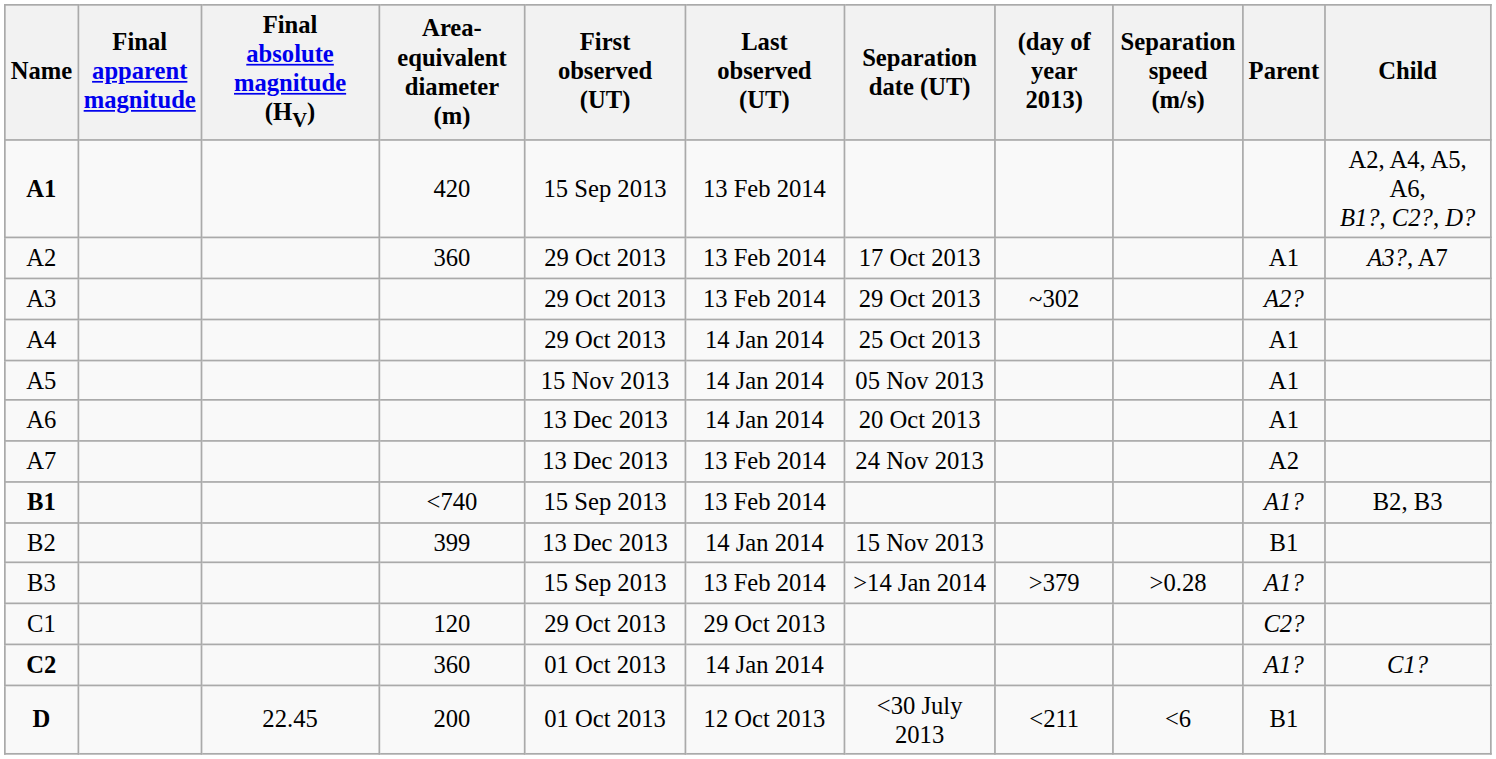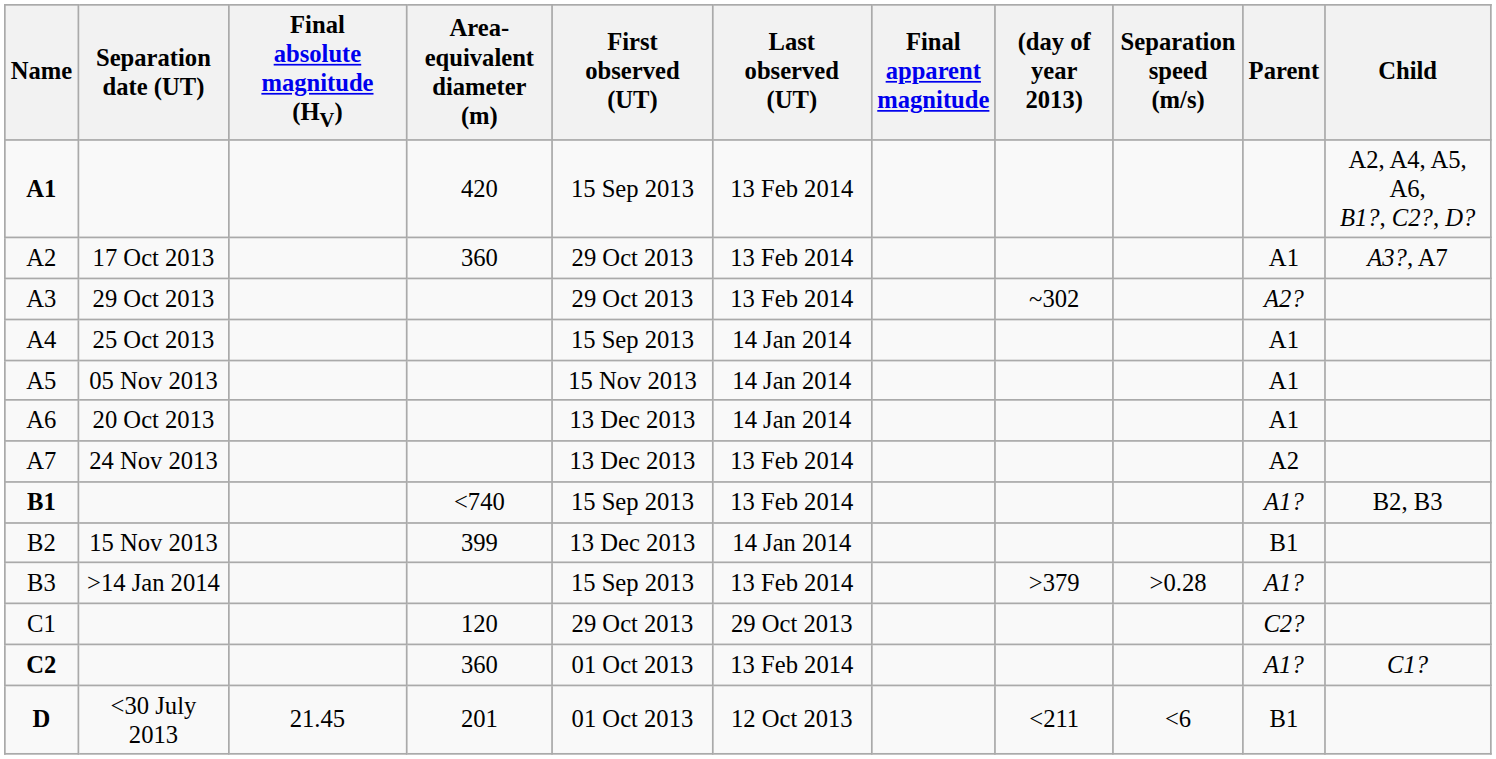columns swapped: (140, 72) <-> (920, 72)
(605, 339) 29 Oct 2013 -> (632, 339) 15 Sep 2013
(764, 664) 14 Jan 2014 -> (792, 664) 13 Feb 2014
(290, 719) 22.45 -> (317, 719) 21.45
(452, 719) 200 -> (479, 719) 201
